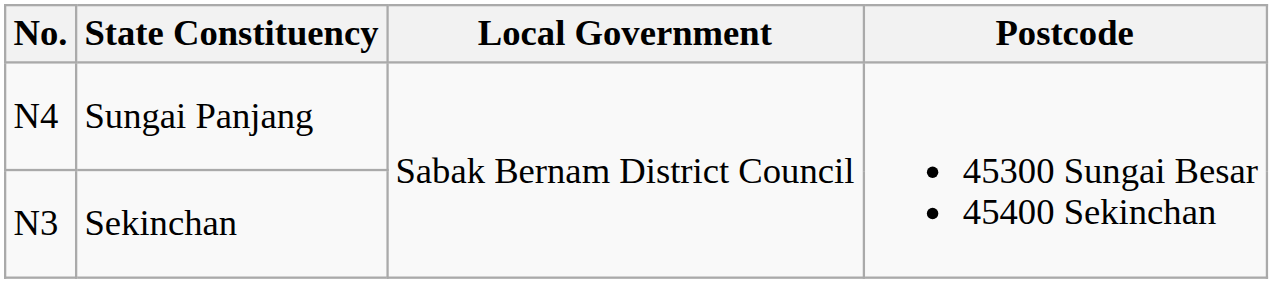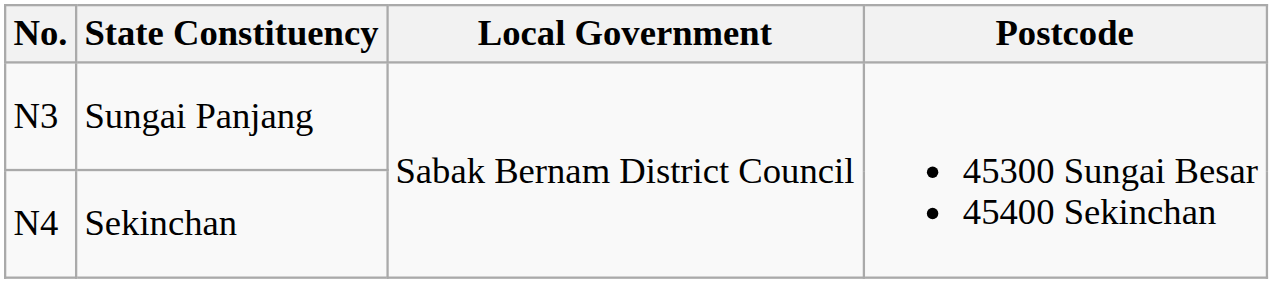(36, 116) N4 -> (36, 116) N3
(36, 222) N3 -> (36, 222) N4
